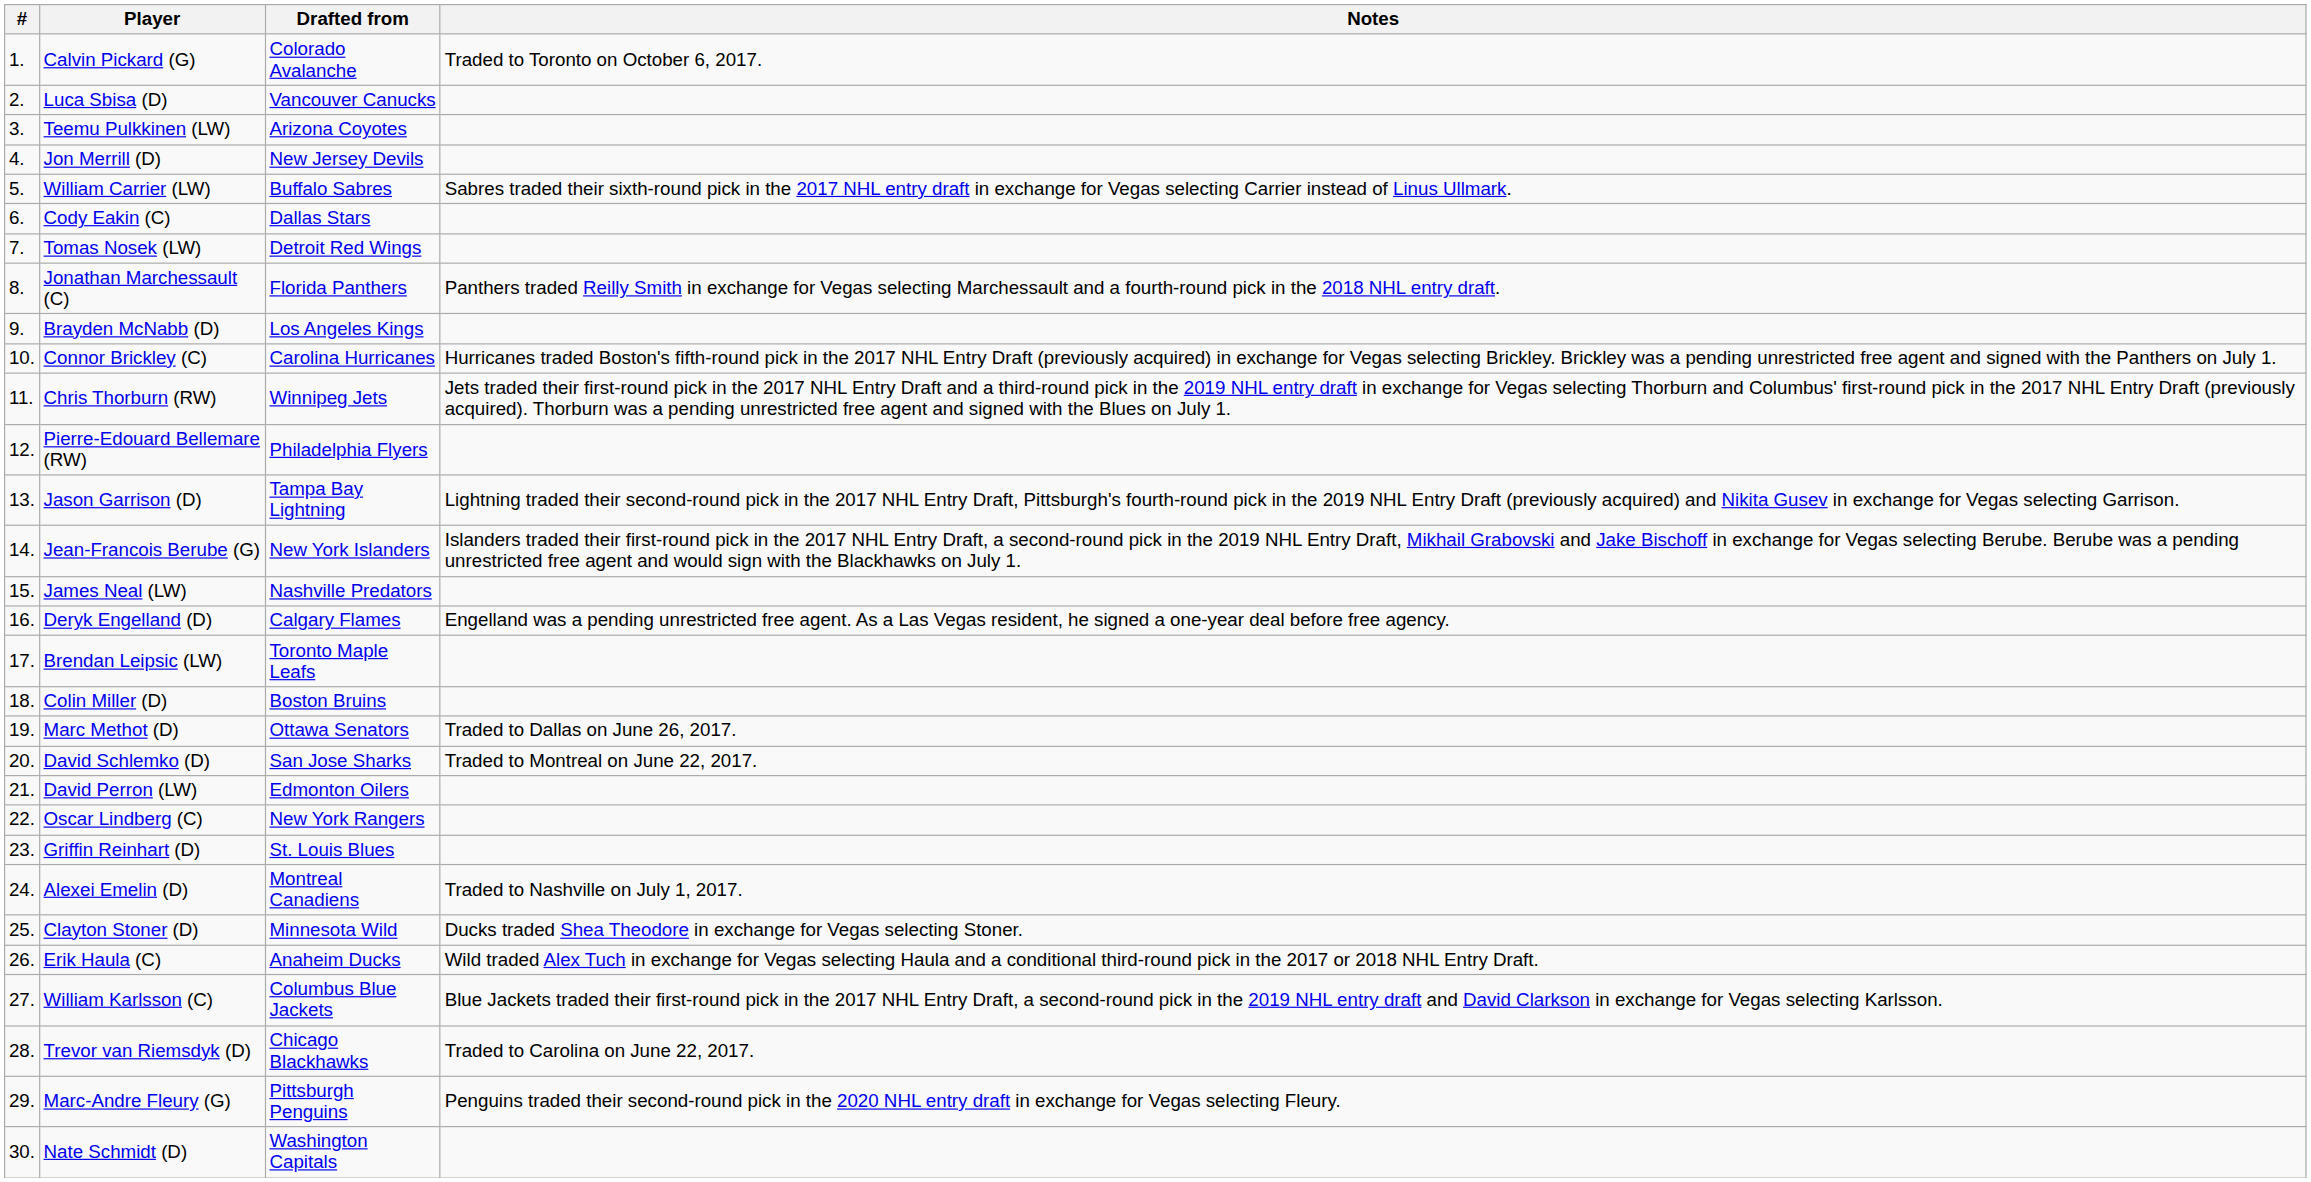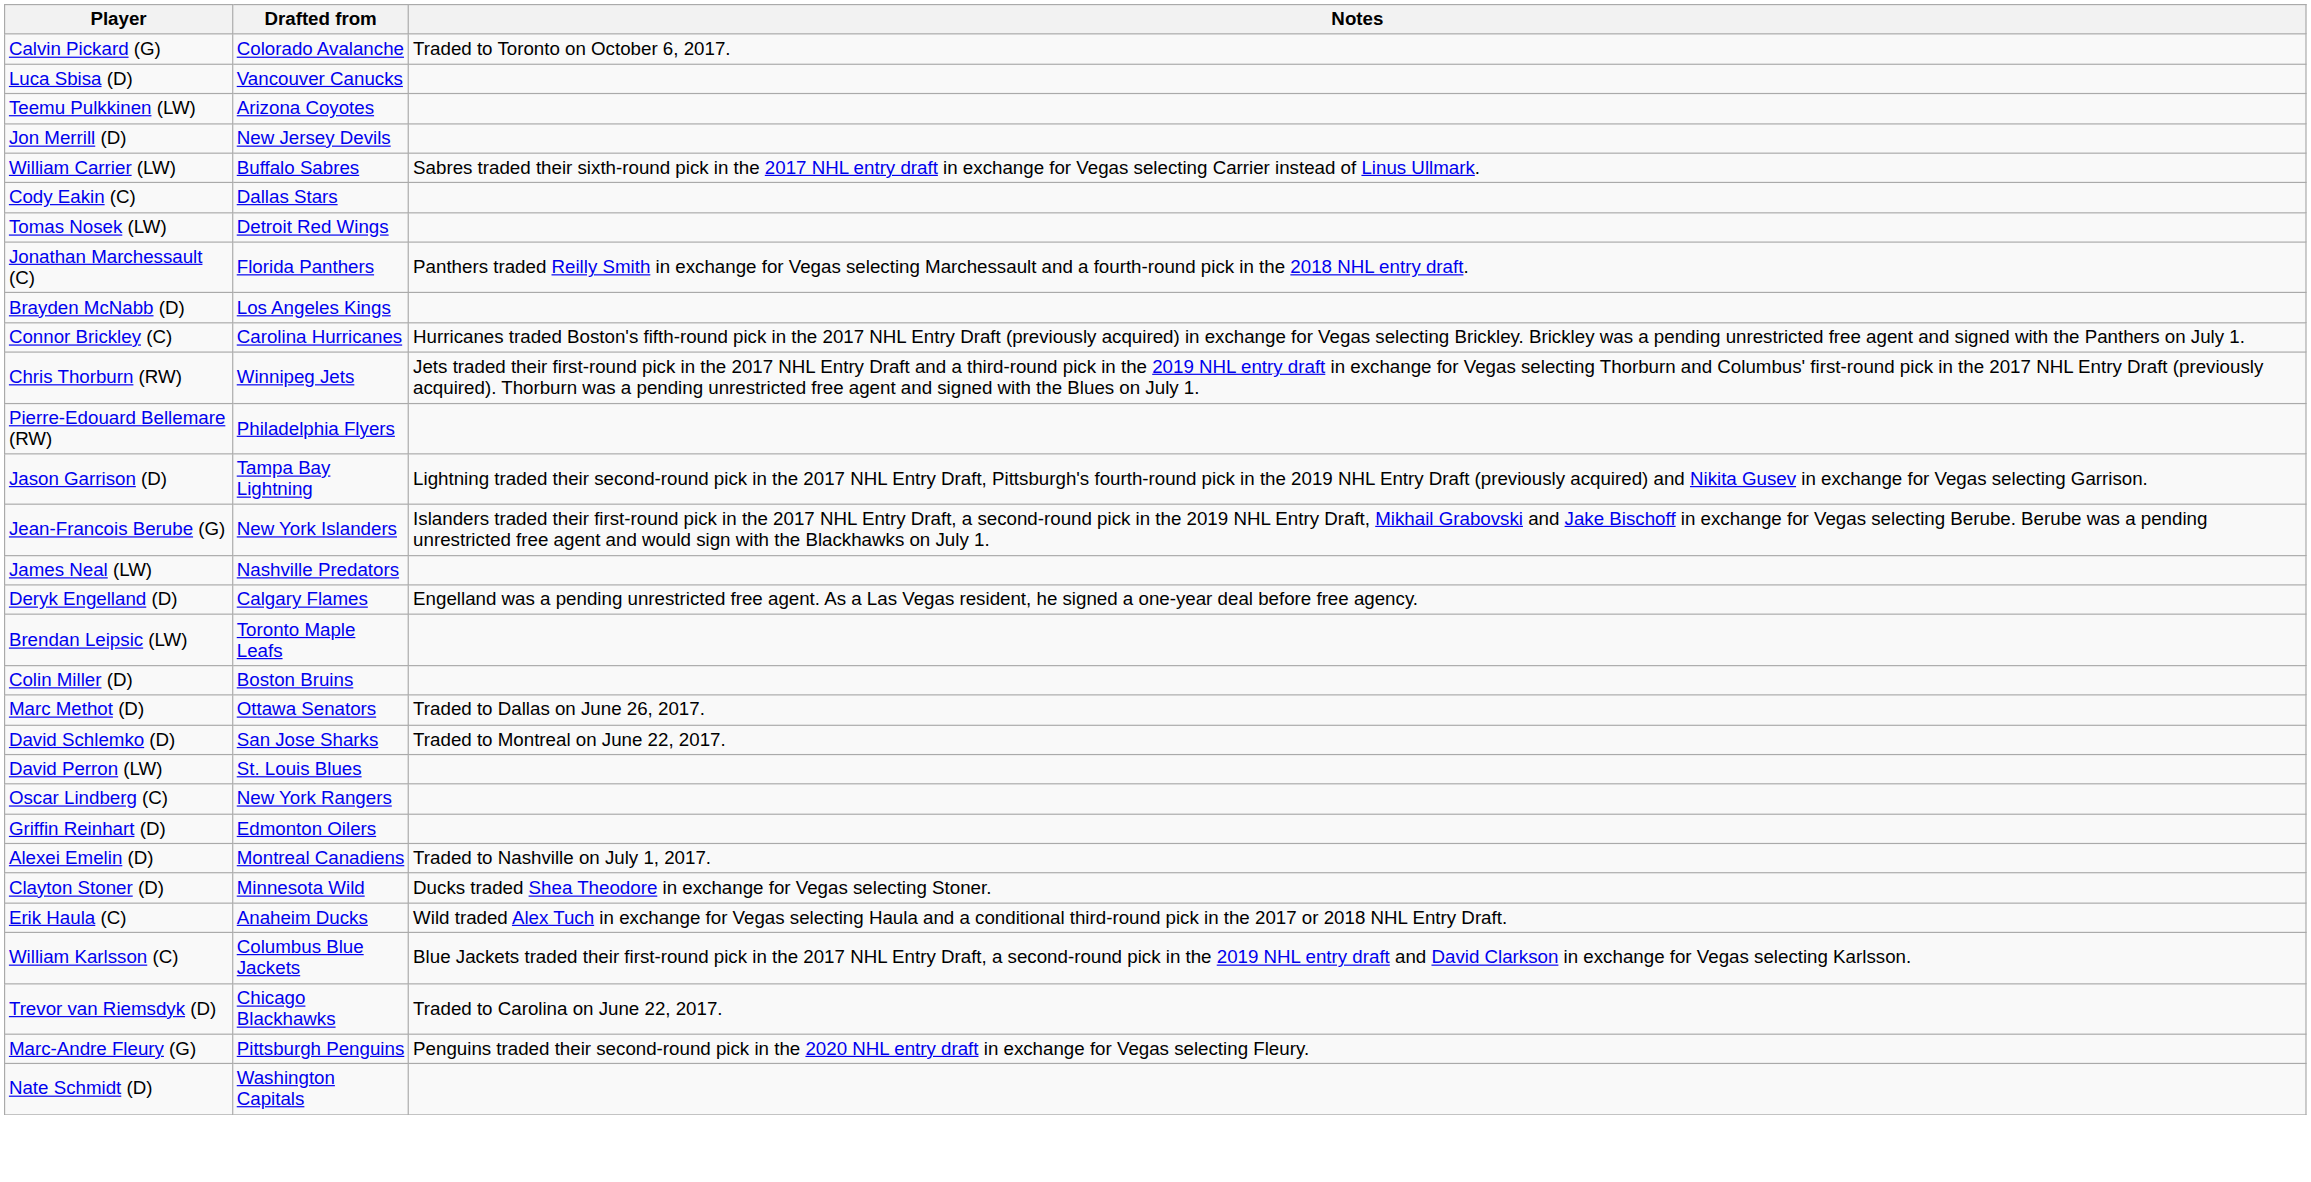- column: (22, 19)
(339, 790) Edmonton Oilers -> (299, 769) St. Louis Blues
(332, 849) St. Louis Blues -> (306, 828) Edmonton Oilers
